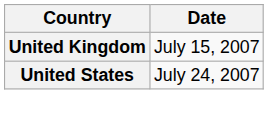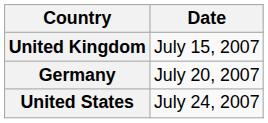+ row: (77, 74)
